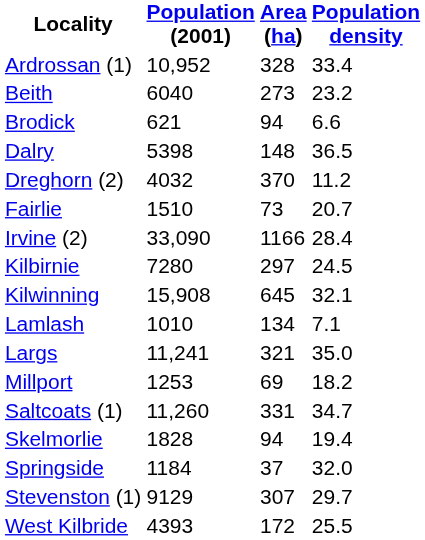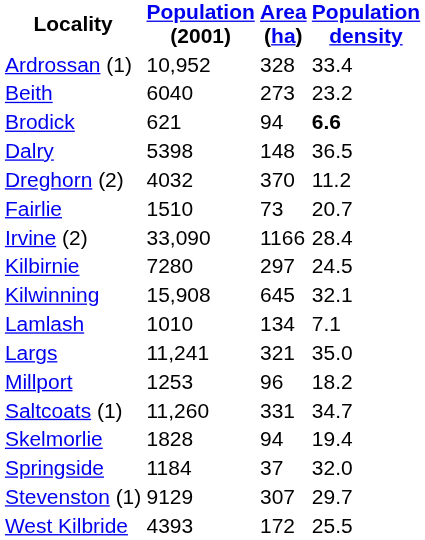(326, 122) normal -> (326, 122) bold
(272, 381) 69 -> (272, 381) 96
